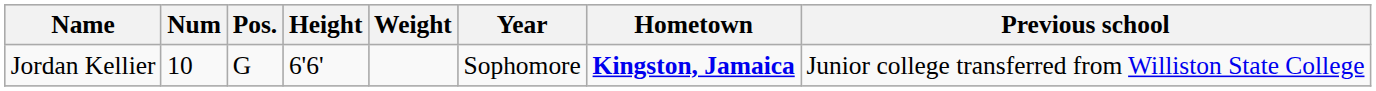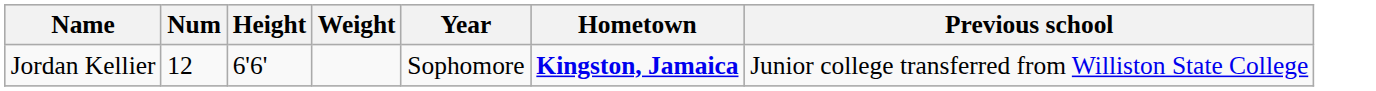- column: (255, 24)
(180, 65) 10 -> (180, 65) 12
